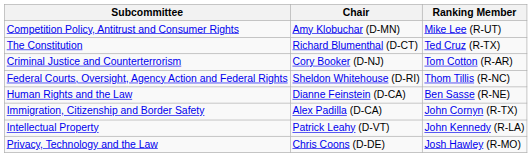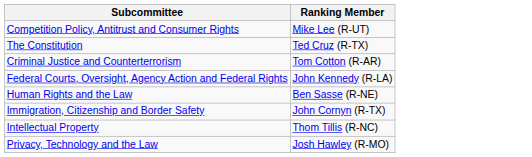- column: (356, 12)
(467, 78) Thom Tillis (R-NC) -> (342, 78) John Kennedy (R-LA)
(474, 128) John Kennedy (R-LA) -> (335, 128) Thom Tillis (R-NC)
